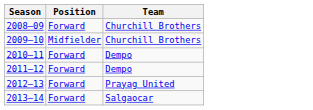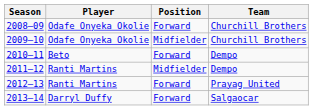+ column: (98, 12)
(67, 69) Forward -> (180, 69) Midfielder
